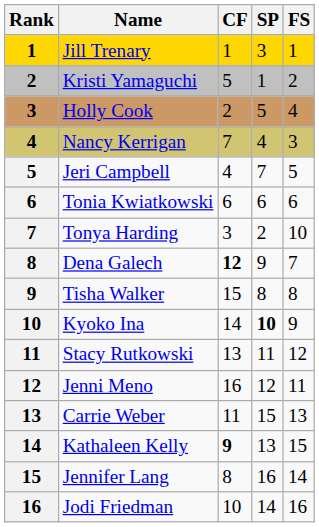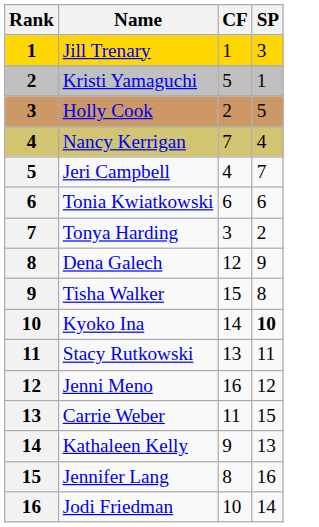- column: (299, 19)
(232, 263) bold -> (232, 263) normal
(227, 446) bold -> (227, 446) normal
